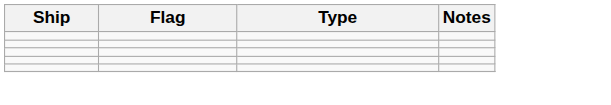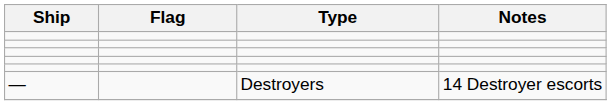+ row: (17, 85)
